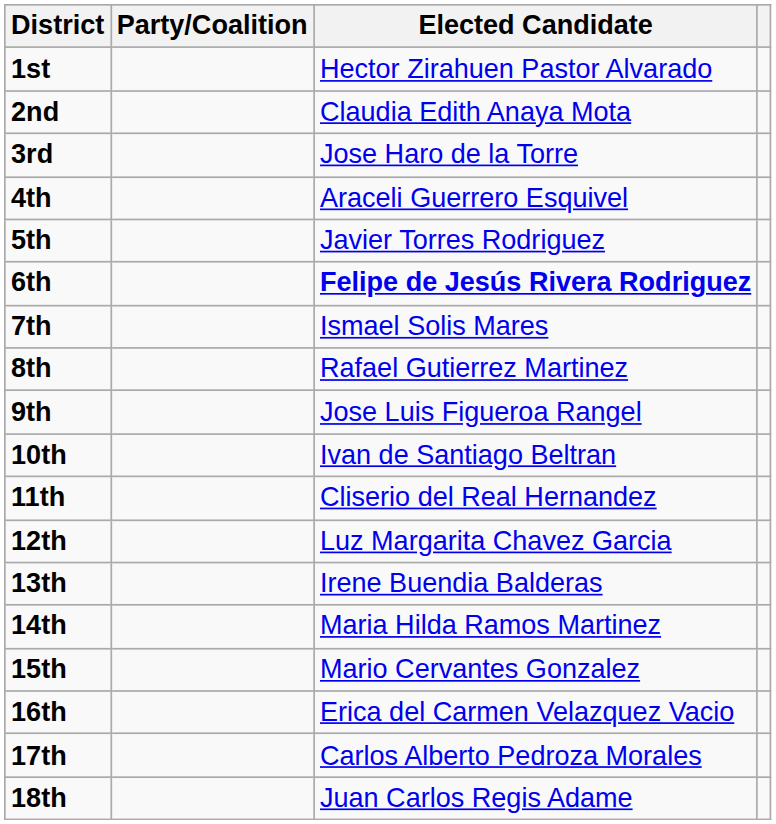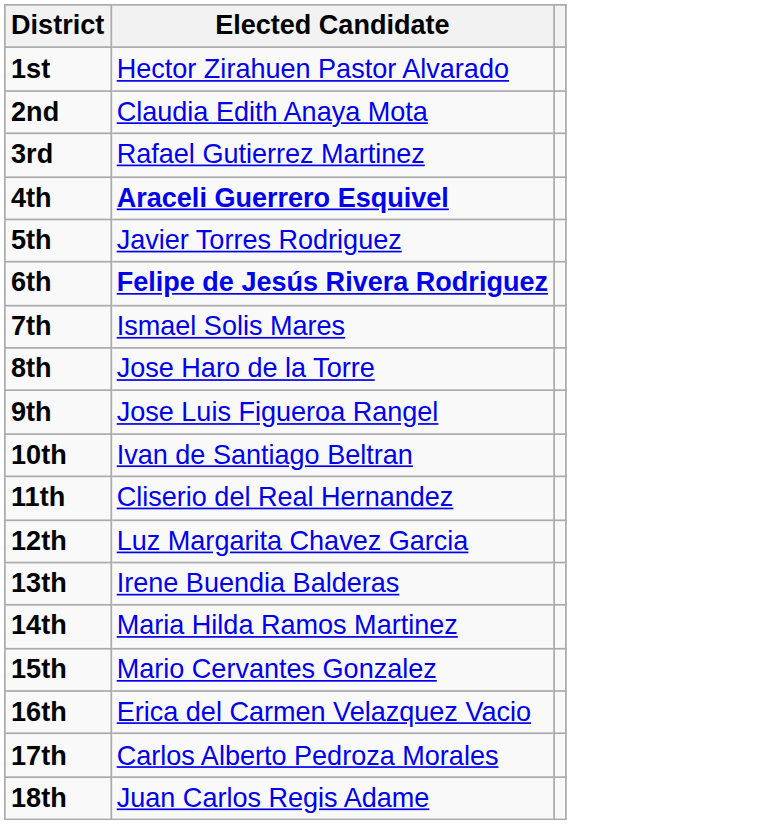- column: (212, 25)
(449, 154) Jose Haro de la Torre -> (271, 154) Rafael Gutierrez Martinez
(474, 197) normal -> (283, 197) bold
(474, 369) Rafael Gutierrez Martinez -> (246, 369) Jose Haro de la Torre
